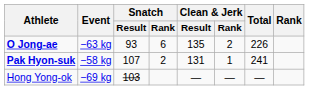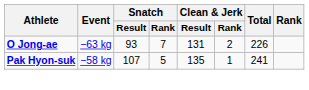(163, 45) 6 -> (163, 45) 7
(196, 45) 135 -> (196, 45) 131
(163, 61) 2 -> (163, 61) 5
(196, 61) 131 -> (196, 61) 135
- row: (39, 78)
